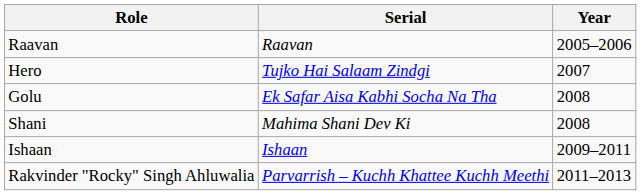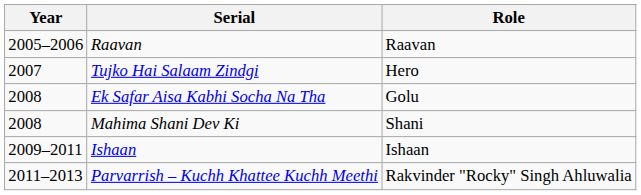columns swapped: (594, 17) <-> (131, 17)
